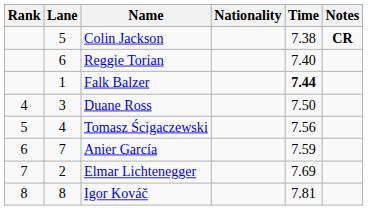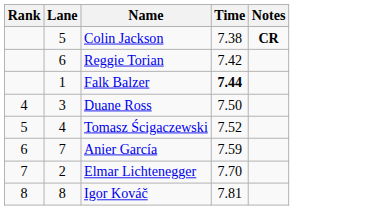- column: (248, 15)
(304, 60) 7.40 -> (230, 60) 7.42
(304, 127) 7.56 -> (230, 127) 7.52
(304, 171) 7.69 -> (230, 171) 7.70
